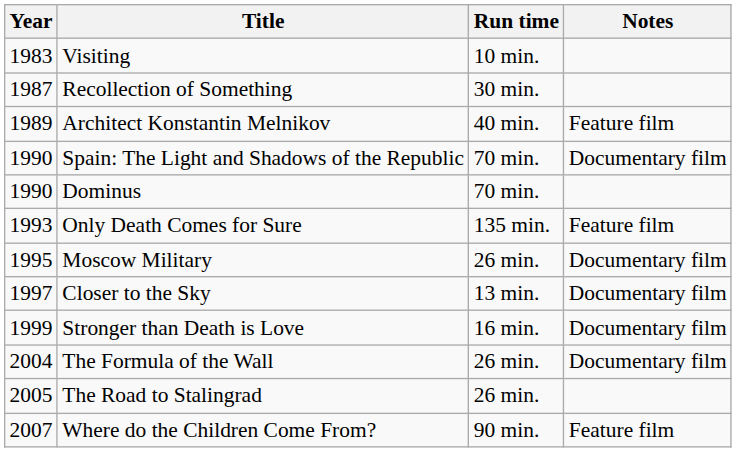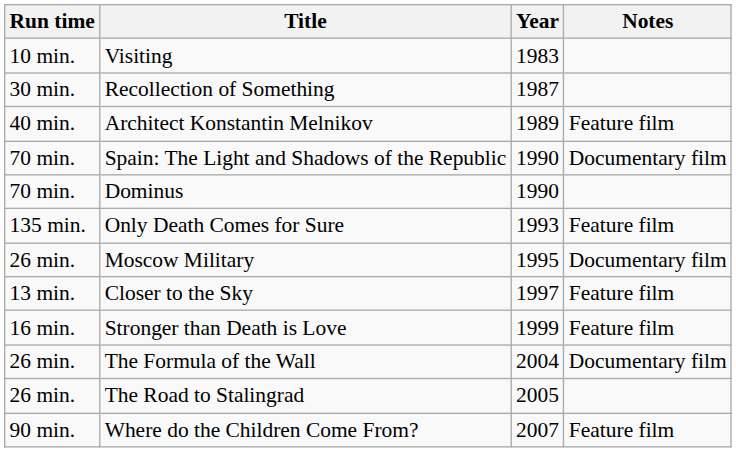columns swapped: (31, 21) <-> (516, 21)
(648, 293) Documentary film -> (622, 293) Feature film
(648, 327) Documentary film -> (622, 327) Feature film
